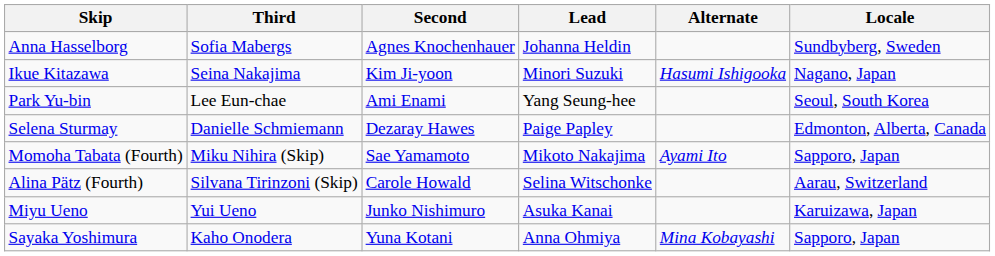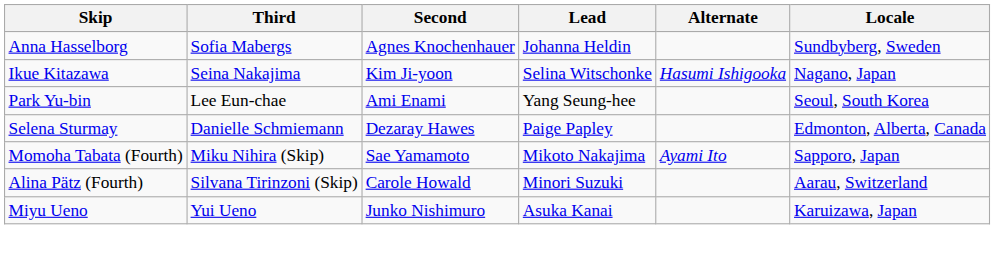(573, 73) Minori Suzuki -> (587, 73) Selina Witschonke
(587, 182) Selina Witschonke -> (573, 182) Minori Suzuki
- row: (73, 237)
